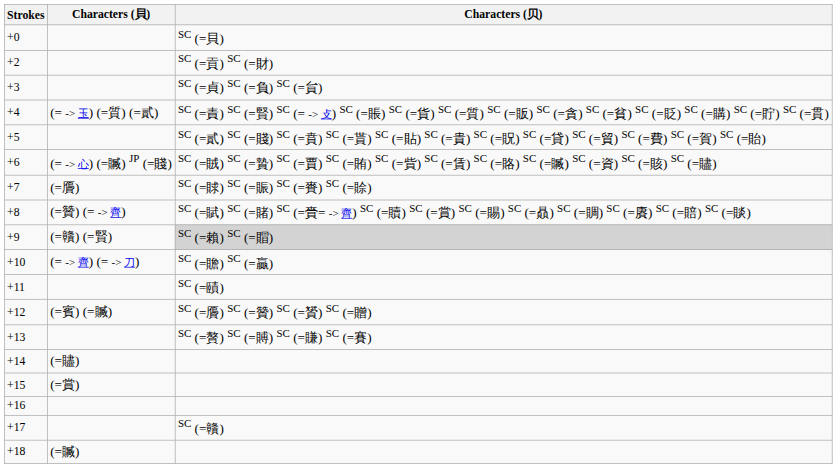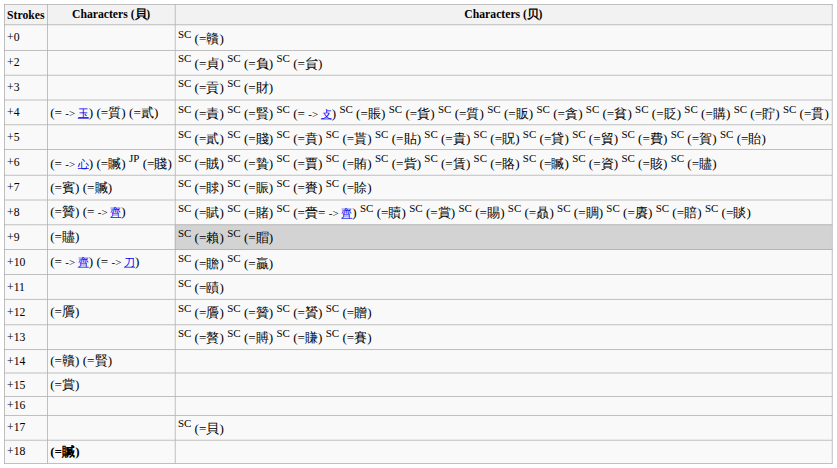(201, 37) SC (=貝) -> (201, 37) SC (=贛)
(226, 62) SC (=貢) SC (=財) -> (250, 62) SC (=貞) SC (=負) SC (=貟)
(250, 87) SC (=貞) SC (=負) SC (=貟) -> (226, 87) SC (=貢) SC (=財)
(65, 187) (=贗) -> (81, 187) (=賓) (=贓)
(81, 237) (=贛) (=賢) -> (65, 237) (=贐)
(81, 312) (=賓) (=贓) -> (65, 312) (=贗)
(65, 361) (=贐) -> (81, 361) (=贛) (=賢)
(201, 427) SC (=贛) -> (201, 427) SC (=貝)
(65, 452) normal -> (65, 452) bold
